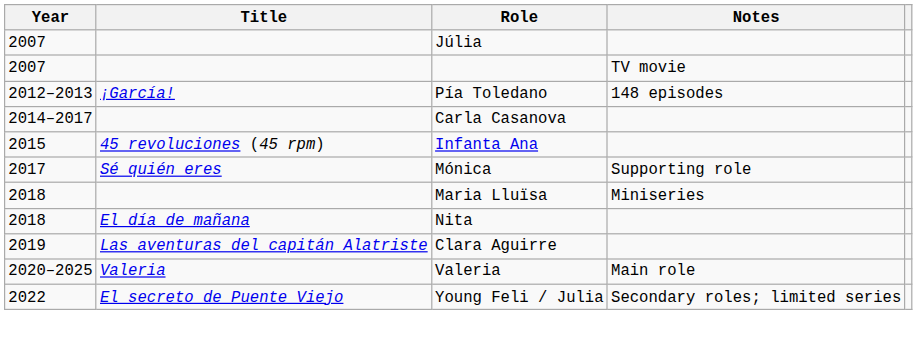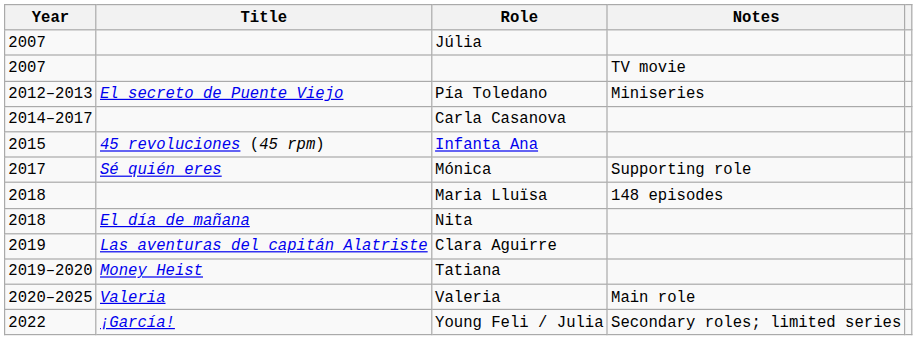(137, 94) ¡García! -> (222, 94) El secreto de Puente Viejo
(667, 94) 148 episodes -> (658, 94) Miniseries
(658, 195) Miniseries -> (667, 195) 148 episodes
+ row: (468, 272)
(222, 297) El secreto de Puente Viejo -> (137, 322) ¡García!
